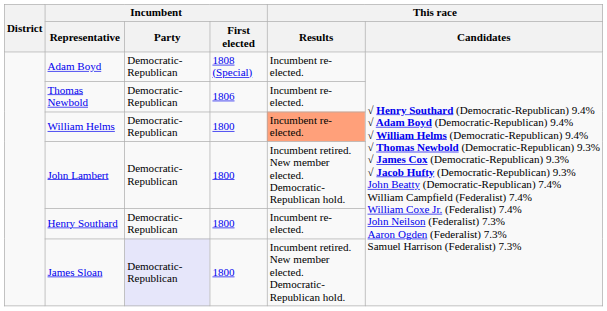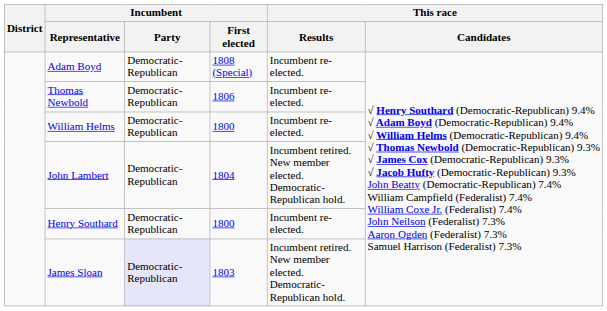(301, 126) lightsalmon background -> (301, 126) no background
(223, 175) 1800 -> (223, 175) 1804
(223, 272) 1800 -> (223, 272) 1803
